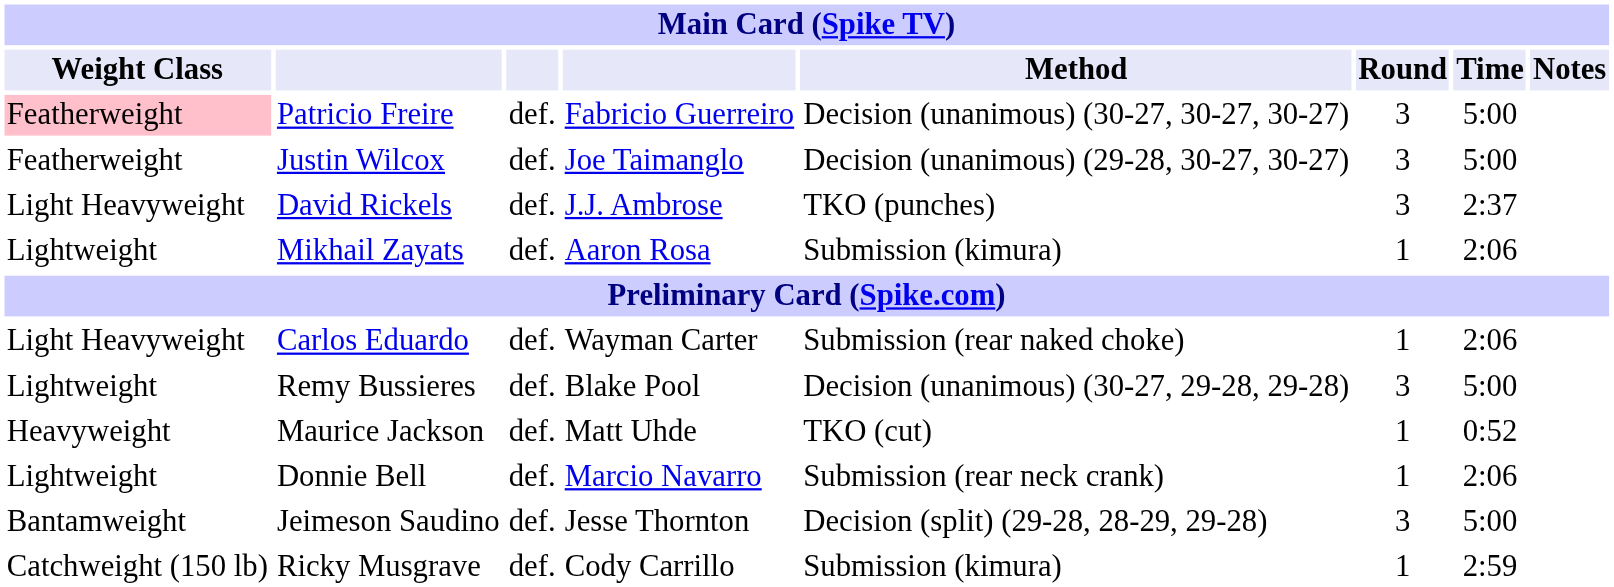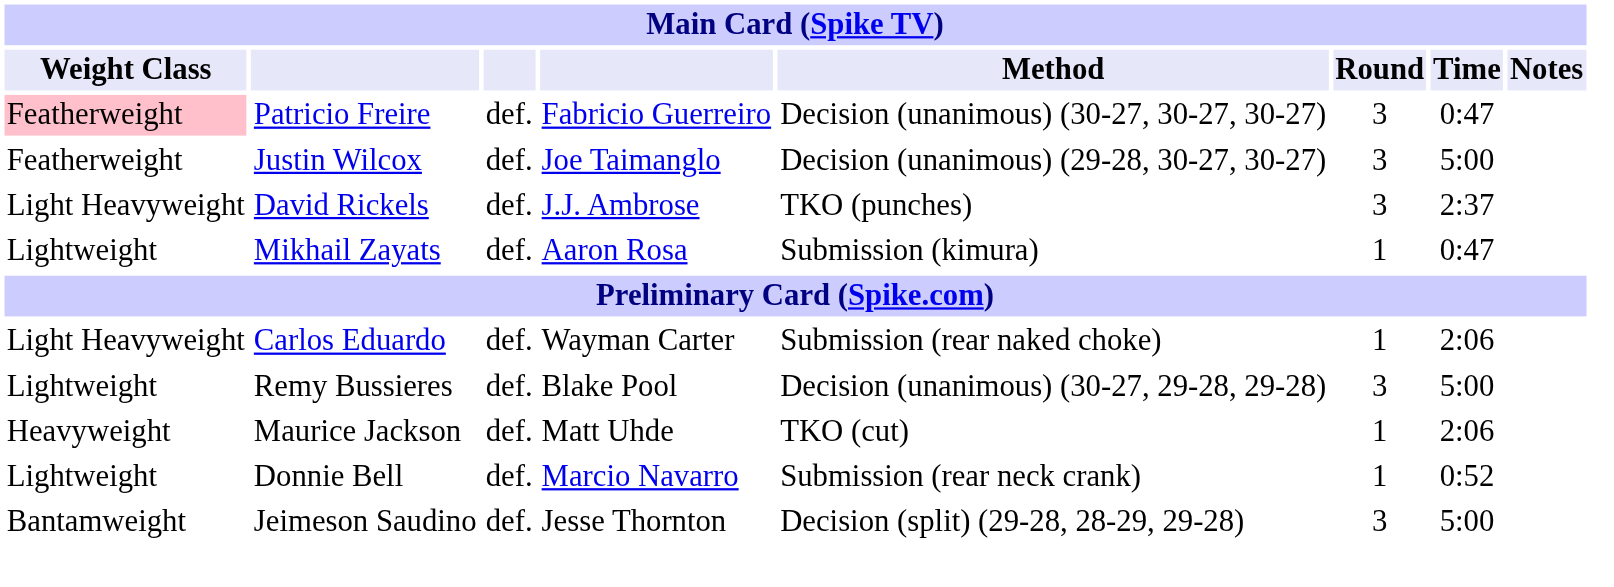(1490, 114) 5:00 -> (1467, 114) 0:47
(1490, 250) 2:06 -> (1467, 250) 0:47
(1490, 431) 0:52 -> (1467, 431) 2:06
(1490, 476) 2:06 -> (1467, 476) 0:52
- row: (379, 566)
